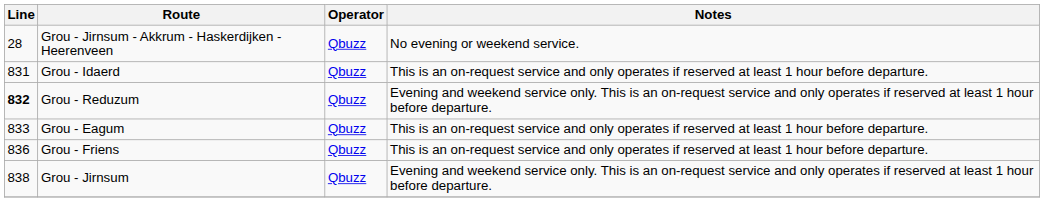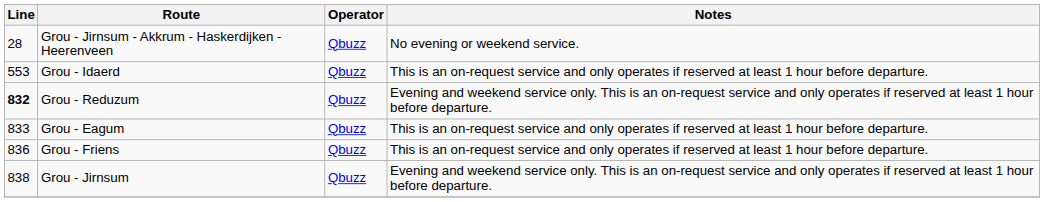(19, 72) 831 -> (19, 72) 553
